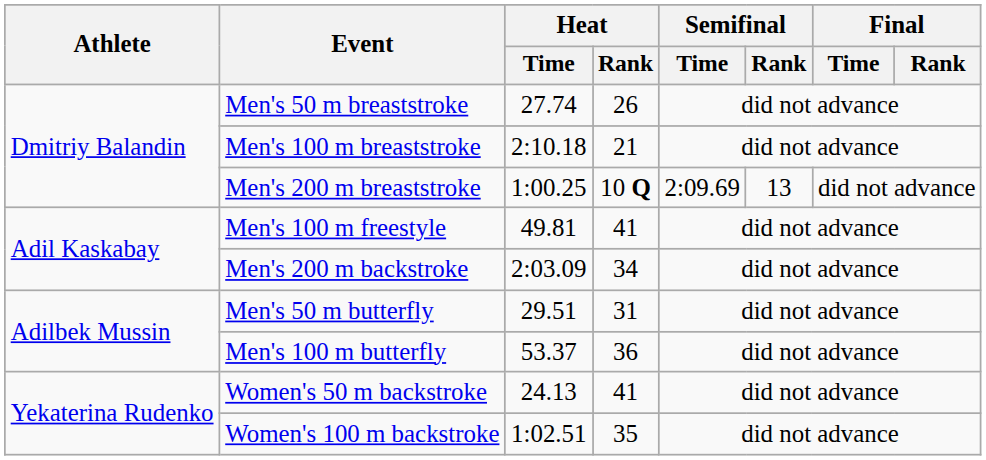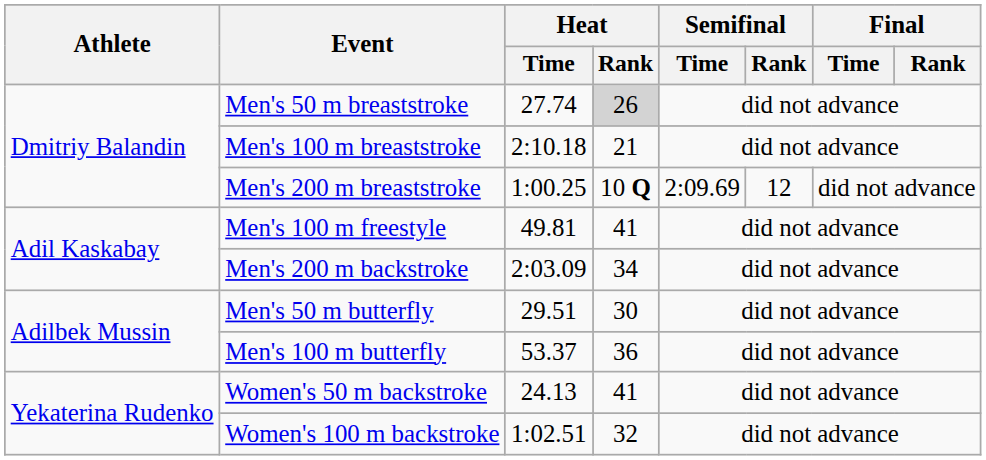(626, 105) no background -> (626, 105) lightgrey background
(779, 187) 13 -> (779, 187) 12
(626, 310) 31 -> (626, 310) 30
(626, 434) 35 -> (626, 434) 32
